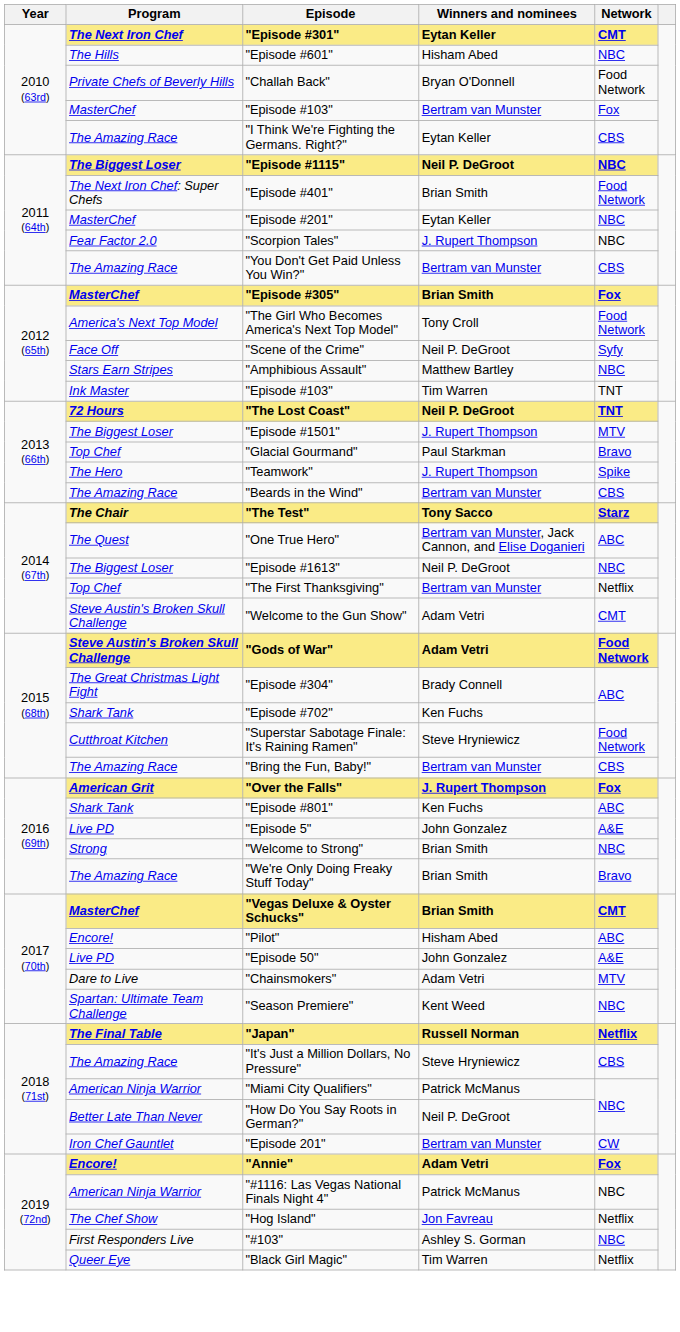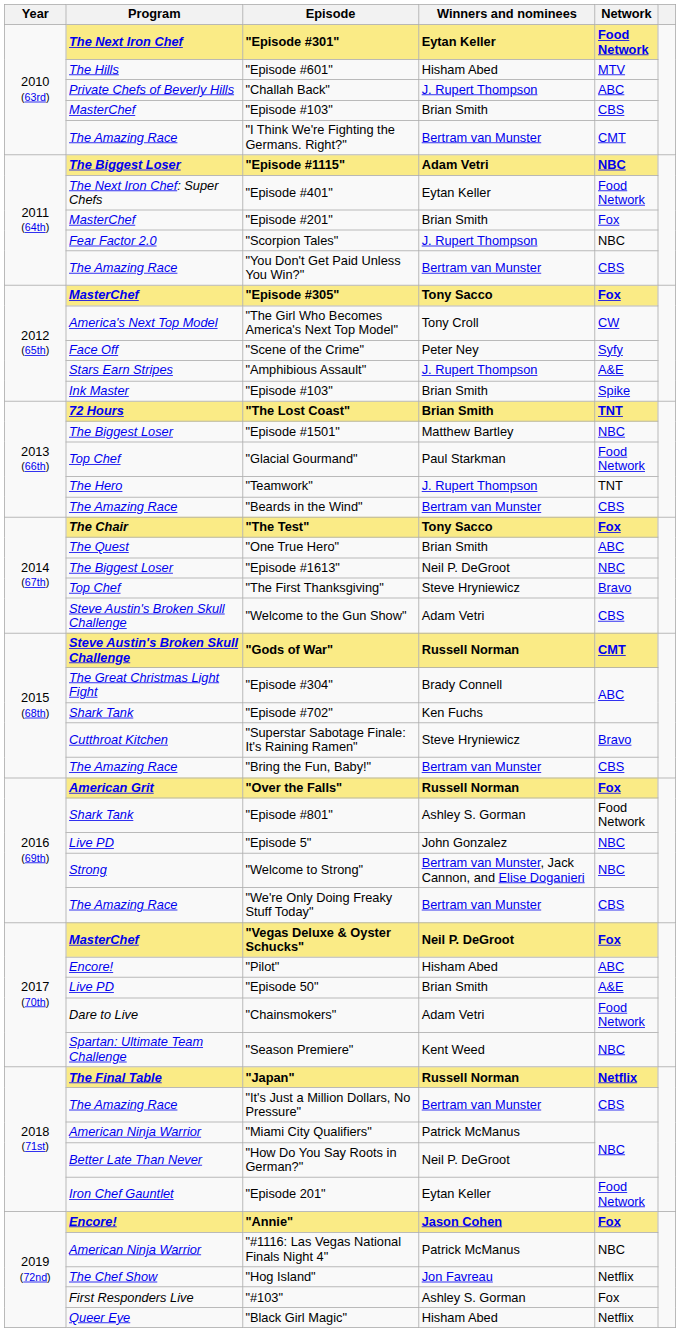(612, 34) CMT -> (623, 42) Food Network
(612, 55) NBC -> (612, 69) MTV
(468, 82) Bryan O'Donnell -> (480, 89) J. Rupert Thompson
(622, 82) Food Network -> (611, 89) ABC
(481, 110) Bertram van Munster -> (455, 110) Brian Smith
(609, 110) Fox -> (611, 110) CBS
(456, 137) Eytan Keller -> (481, 137) Bertram van Munster
(611, 137) CBS -> (612, 137) CMT
(468, 165) Neil P. DeGroot -> (455, 165) Adam Vetri
(455, 192) Brian Smith -> (456, 192) Eytan Keller
(456, 220) Eytan Keller -> (455, 220) Brian Smith
(612, 220) NBC -> (609, 220) Fox
(458, 295) Brian Smith -> (457, 295) Tony Sacco
(622, 323) Food Network -> (609, 323) CW
(466, 350) Neil P. DeGroot -> (450, 350) Peter Ney
(468, 370) Matthew Bartley -> (480, 370) J. Rupert Thompson
(612, 370) NBC -> (611, 370) A&E
(455, 391) Tim Warren -> (455, 391) Brian Smith
(610, 391) TNT -> (614, 391) Spike
(468, 411) Neil P. DeGroot -> (458, 411) Brian Smith
(480, 431) J. Rupert Thompson -> (468, 431) Matthew Bartley
(612, 431) MTV -> (612, 431) NBC
(615, 452) Bravo -> (622, 459) Food Network
(614, 472) Spike -> (610, 486) TNT
(614, 512) Starz -> (609, 527) Fox
(503, 540) Bertram van Munster, Jack Cannon, and Elise Doganieri -> (455, 547) Brian Smith
(481, 588) Bertram van Munster -> (471, 588) Steve Hryniewicz
(616, 588) Netflix -> (615, 588) Bravo
(612, 615) CMT -> (611, 615) CBS
(455, 650) Adam Vetri -> (470, 650) Russell Norman
(623, 650) Food Network -> (612, 650) CMT
(622, 740) Food Network -> (615, 740) Bravo
(484, 787) J. Rupert Thompson -> (470, 787) Russell Norman
(452, 808) Ken Fuchs -> (474, 815) Ashley S. Gorman
(611, 808) ABC -> (622, 815) Food Network
(611, 828) A&E -> (612, 842) NBC
(455, 848) Brian Smith -> (503, 870) Bertram van Munster, Jack Cannon, and Elise Doganieri
(455, 876) Brian Smith -> (481, 905) Bertram van Munster
(615, 876) Bravo -> (611, 905) CBS
(458, 911) Brian Smith -> (468, 939) Neil P. DeGroot
(612, 911) CMT -> (609, 939) Fox
(464, 958) John Gonzalez -> (455, 987) Brian Smith
(612, 979) MTV -> (622, 1015) Food Network
(471, 1061) Steve Hryniewicz -> (481, 1104) Bertram van Munster
(481, 1144) Bertram van Munster -> (456, 1194) Eytan Keller
(609, 1144) CW -> (622, 1194) Food Network
(455, 1164) Adam Vetri -> (462, 1222) Jason Cohen
(612, 1239) NBC -> (609, 1297) Fox
(455, 1260) Tim Warren -> (460, 1317) Hisham Abed
